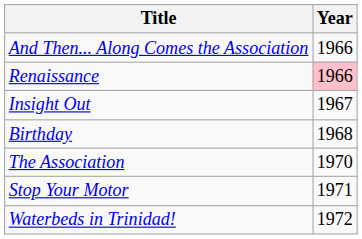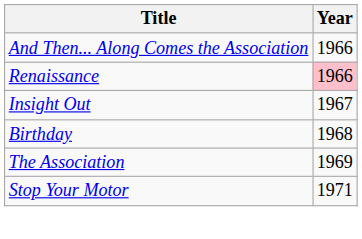(335, 162) 1970 -> (335, 162) 1969
- row: (92, 219)
